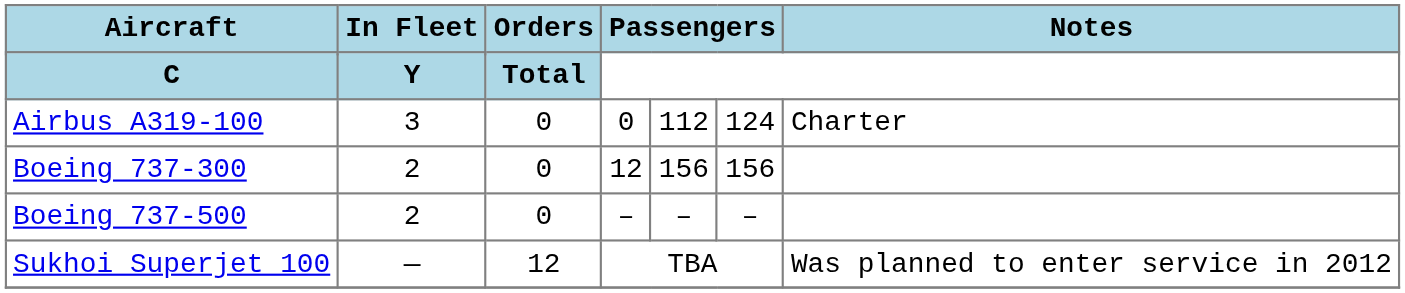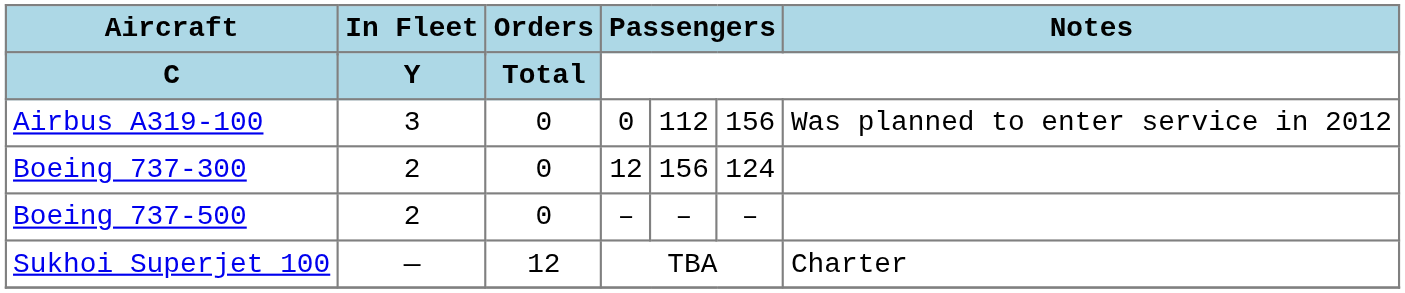(750, 123) 124 -> (750, 123) 156
(849, 123) Charter -> (1091, 123) Was planned to enter service in 2012
(750, 170) 156 -> (750, 170) 124
(1091, 264) Was planned to enter service in 2012 -> (849, 264) Charter
